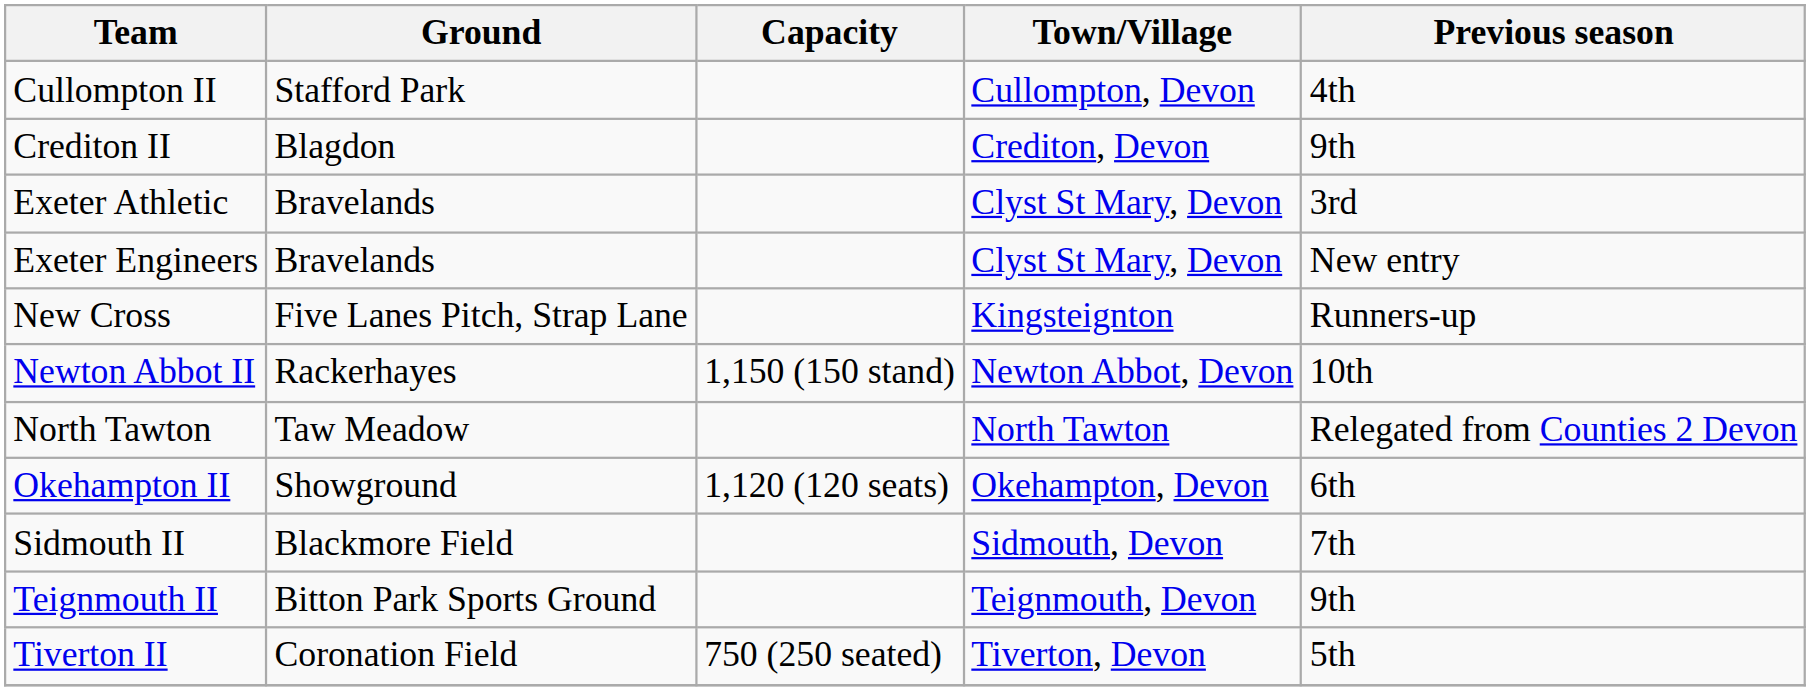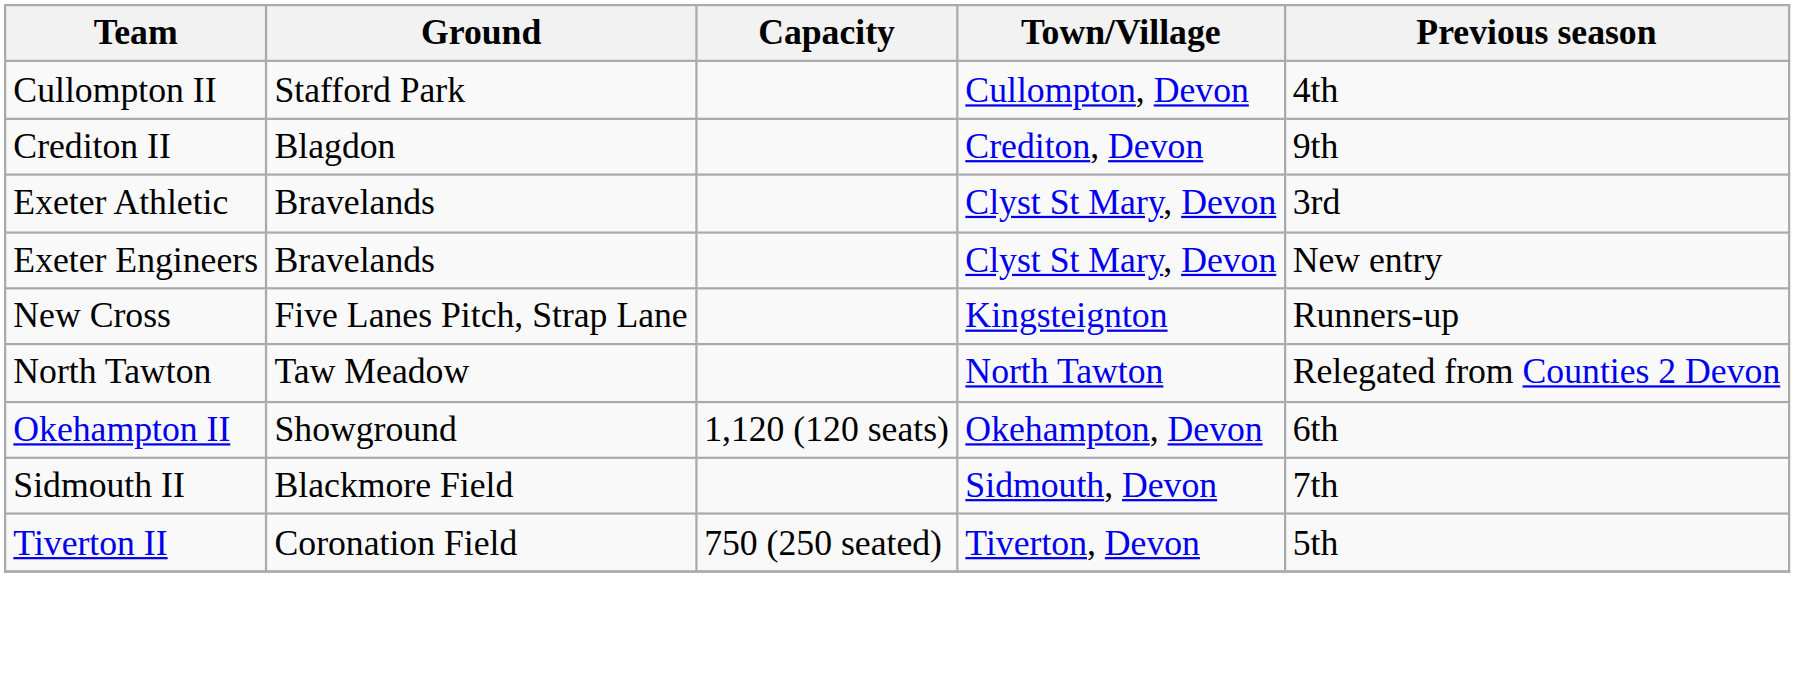- row: (134, 372)
- row: (116, 598)
